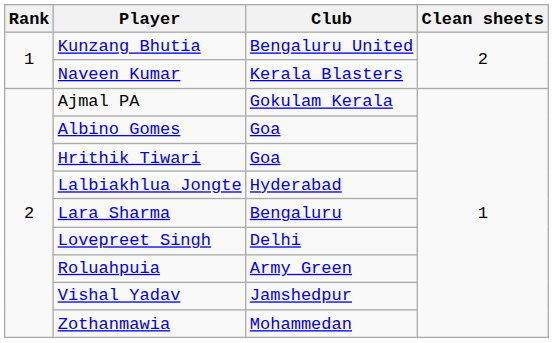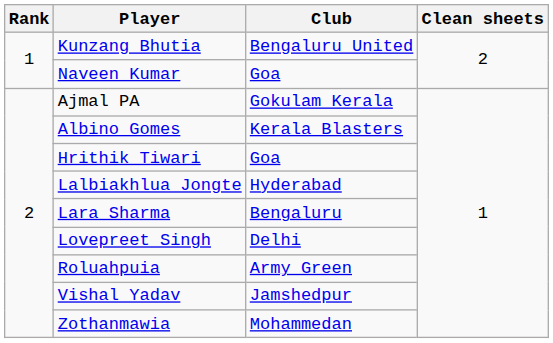(326, 74) Kerala Blasters -> (265, 74) Goa
(265, 130) Goa -> (326, 130) Kerala Blasters
